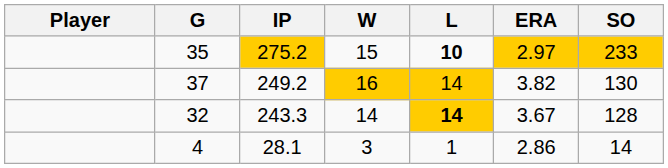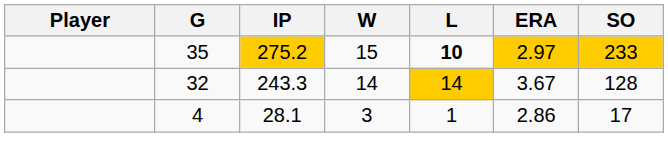- row: (198, 83)
(452, 115) bold -> (452, 83) normal
(621, 147) 14 -> (621, 115) 17
